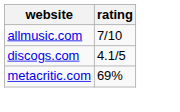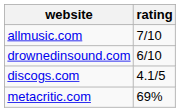+ row: (69, 55)
